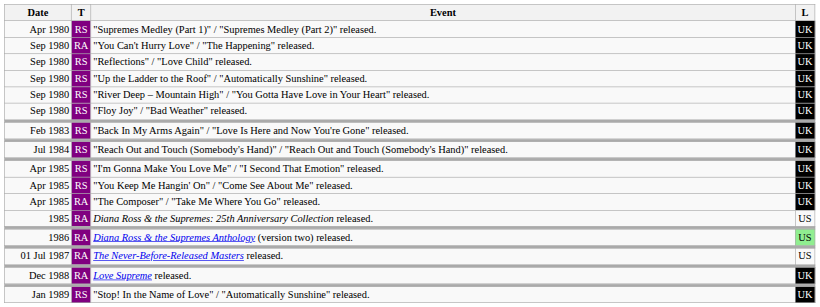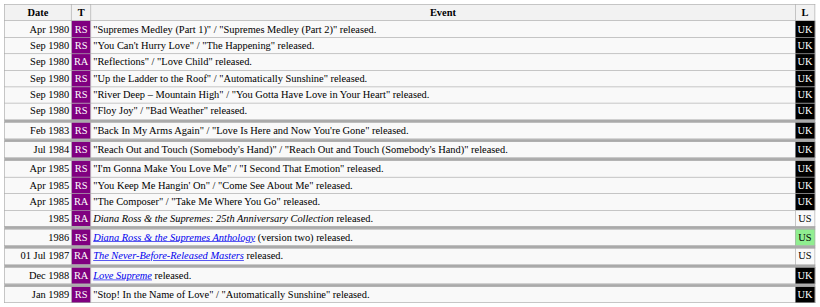(81, 45) RA -> (81, 45) RS
(81, 62) RS -> (81, 62) RA
(81, 237) RA -> (81, 237) RS
